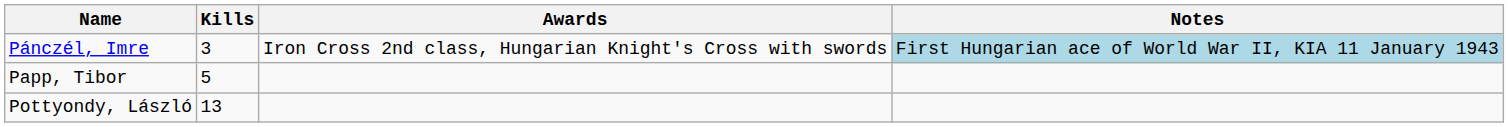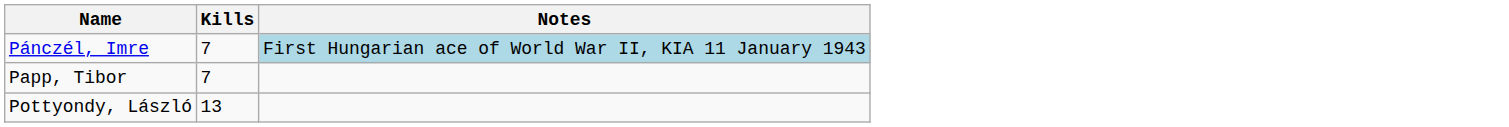- column: (575, 19)
(206, 49) 3 -> (206, 49) 7
(206, 78) 5 -> (206, 78) 7
